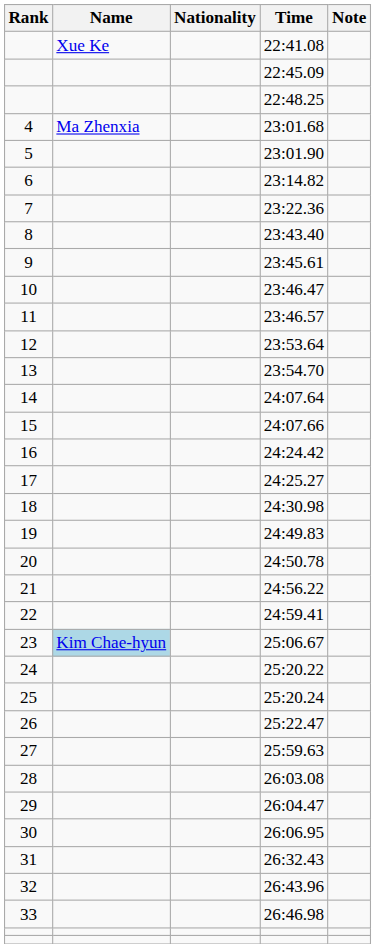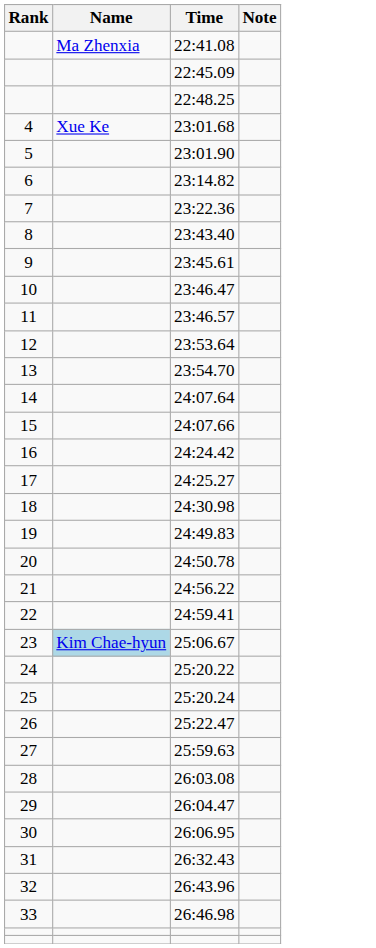- column: (215, 18)
(83, 45) Xue Ke -> (98, 45) Ma Zhenxia
(98, 126) Ma Zhenxia -> (83, 126) Xue Ke
